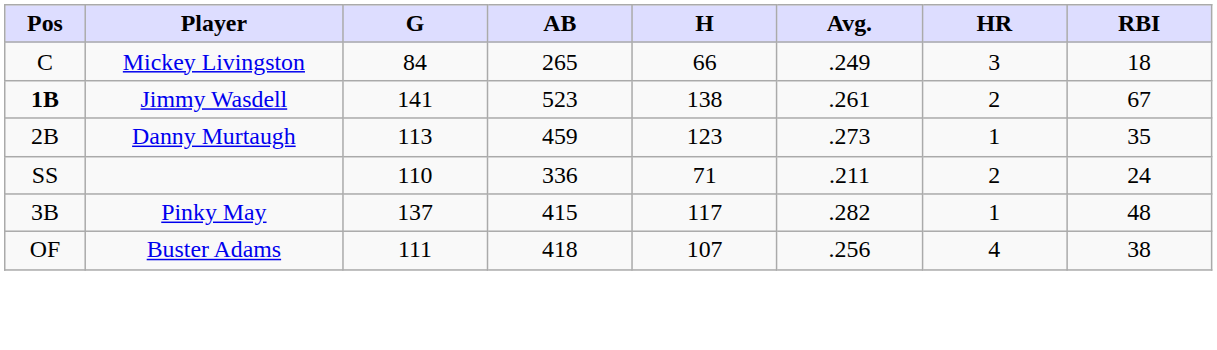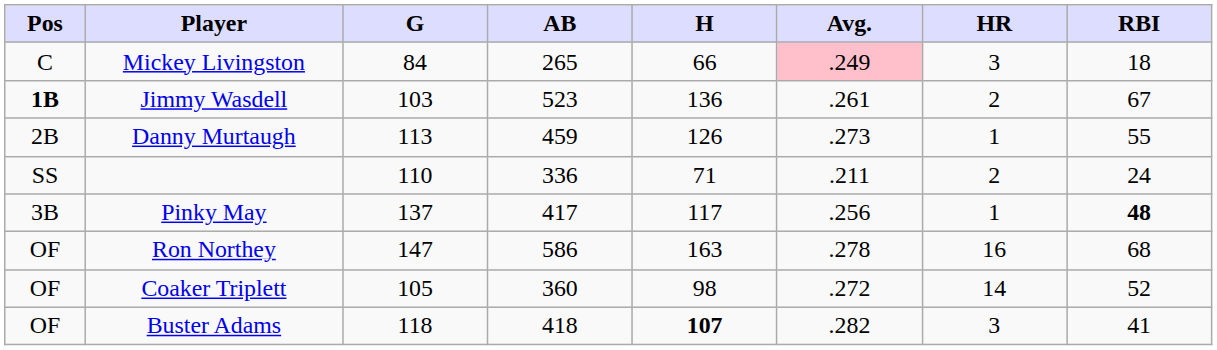(849, 61) no background -> (849, 61) pink background
(415, 99) 141 -> (415, 99) 103
(705, 99) 138 -> (705, 99) 136
(705, 136) 123 -> (705, 136) 126
(1139, 136) 35 -> (1139, 136) 55
(560, 212) 415 -> (560, 212) 417
(849, 212) .282 -> (849, 212) .256
(1139, 212) normal -> (1139, 212) bold
+ row: (214, 250)
+ row: (214, 288)
(415, 250) 111 -> (415, 325) 118
(705, 250) normal -> (705, 325) bold
(849, 250) .256 -> (849, 325) .282
(994, 250) 4 -> (994, 325) 3
(1139, 250) 38 -> (1139, 325) 41
